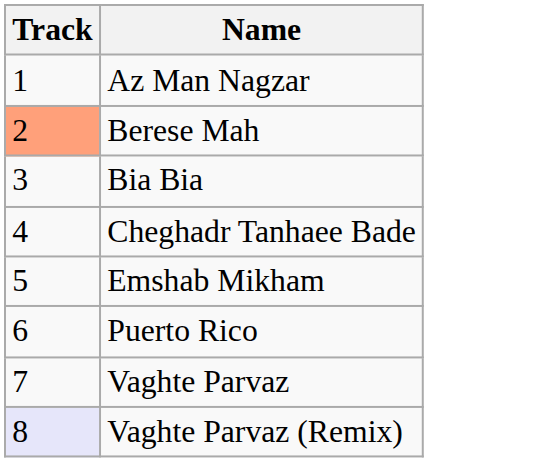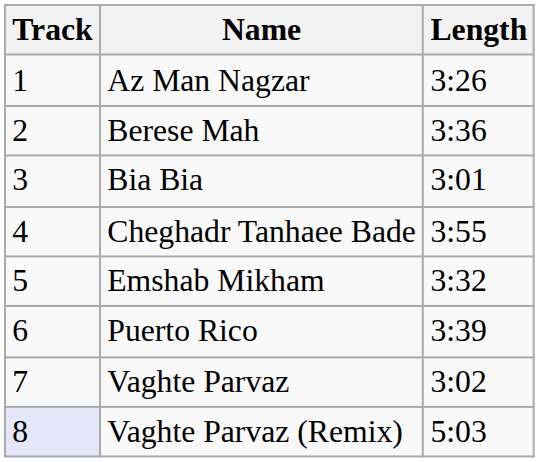+ column: (479, 29)
(20, 130) lightsalmon background -> (20, 130) no background
